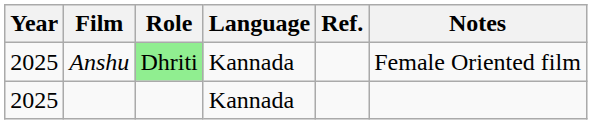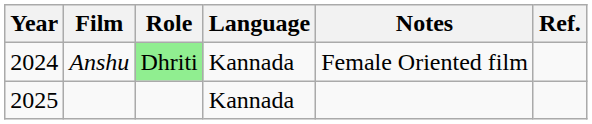columns swapped: (478, 23) <-> (342, 23)
(34, 61) 2025 -> (34, 61) 2024
